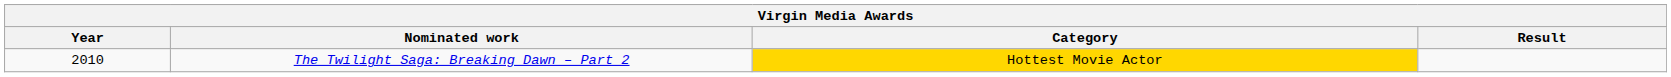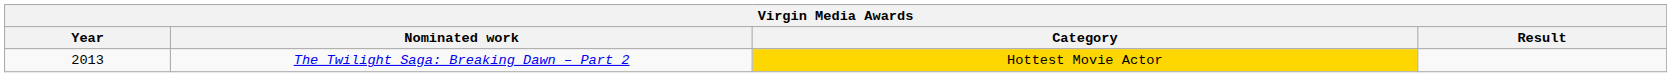(88, 60) 2010 -> (88, 60) 2013
